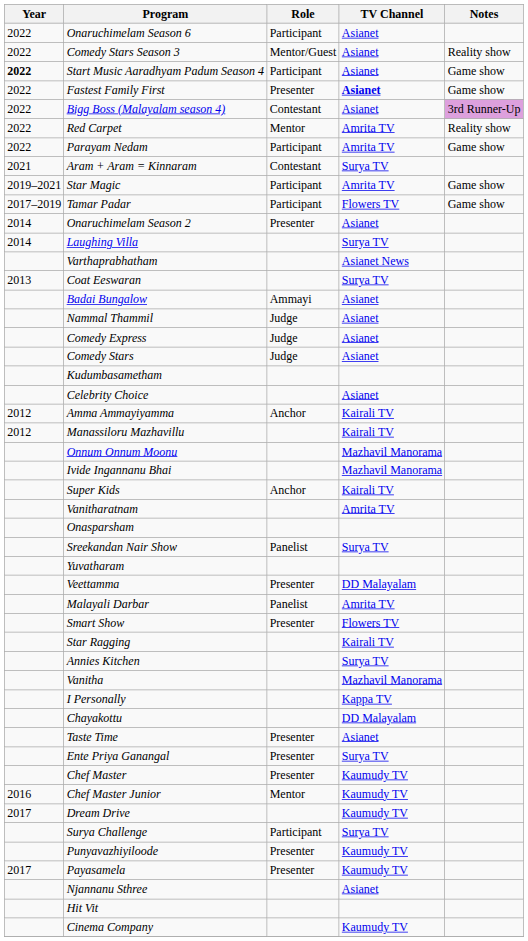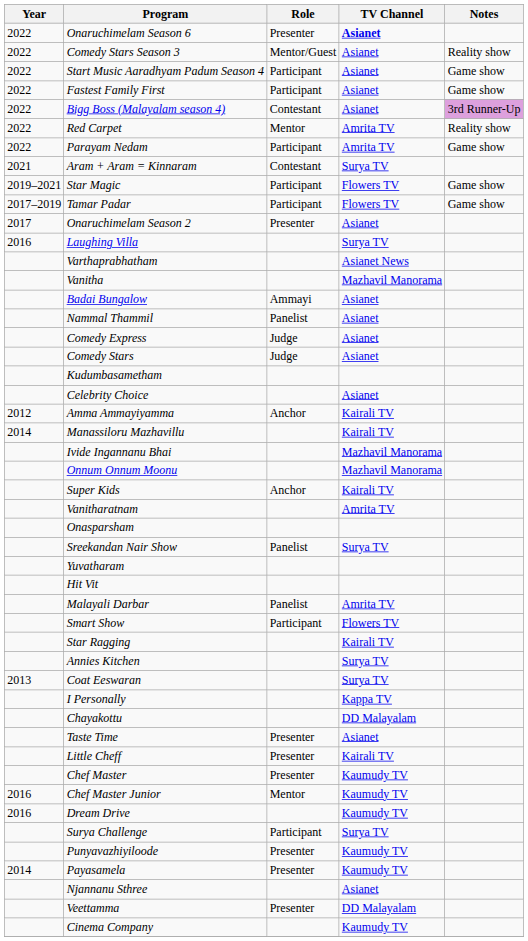(296, 33) Participant -> (292, 33) Presenter
(360, 33) normal -> (361, 33) bold
(19, 71) bold -> (19, 71) normal
(292, 90) Presenter -> (296, 90) Participant
(361, 90) bold -> (360, 90) normal
(368, 185) Amrita TV -> (371, 185) Flowers TV
(19, 223) 2014 -> (19, 223) 2017
(19, 242) 2014 -> (19, 242) 2016
rows swapped: (104, 280) <-> (85, 680)
(284, 318) Judge -> (289, 318) Panelist
(19, 432) 2012 -> (19, 432) 2014
rows swapped: (122, 451) <-> (119, 470)
rows swapped: (82, 908) <-> (93, 584)
(292, 623) Presenter -> (296, 623) Participant
+ row: (94, 756)
- row: (118, 756)
(19, 813) 2017 -> (19, 813) 2016
(19, 870) 2017 -> (19, 870) 2014
